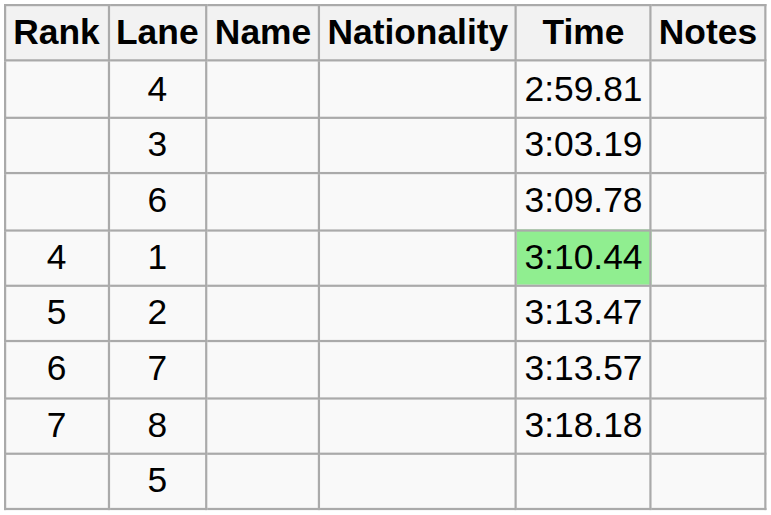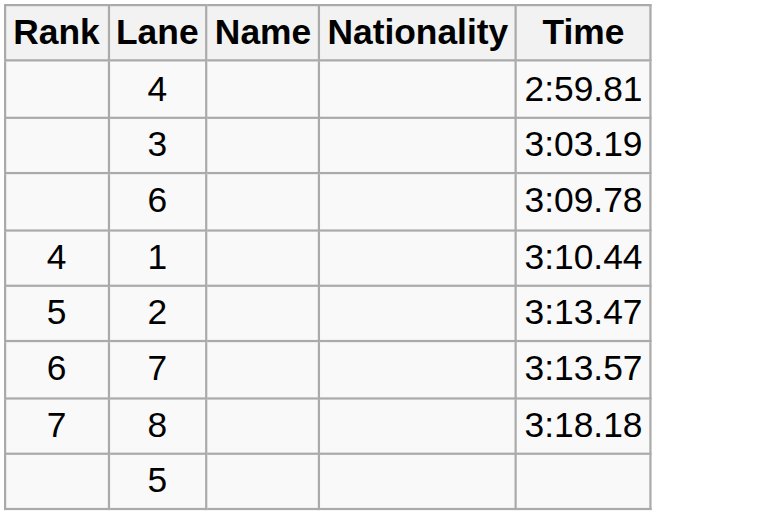- column: (708, 32)
(584, 256) lightgreen background -> (584, 256) no background
